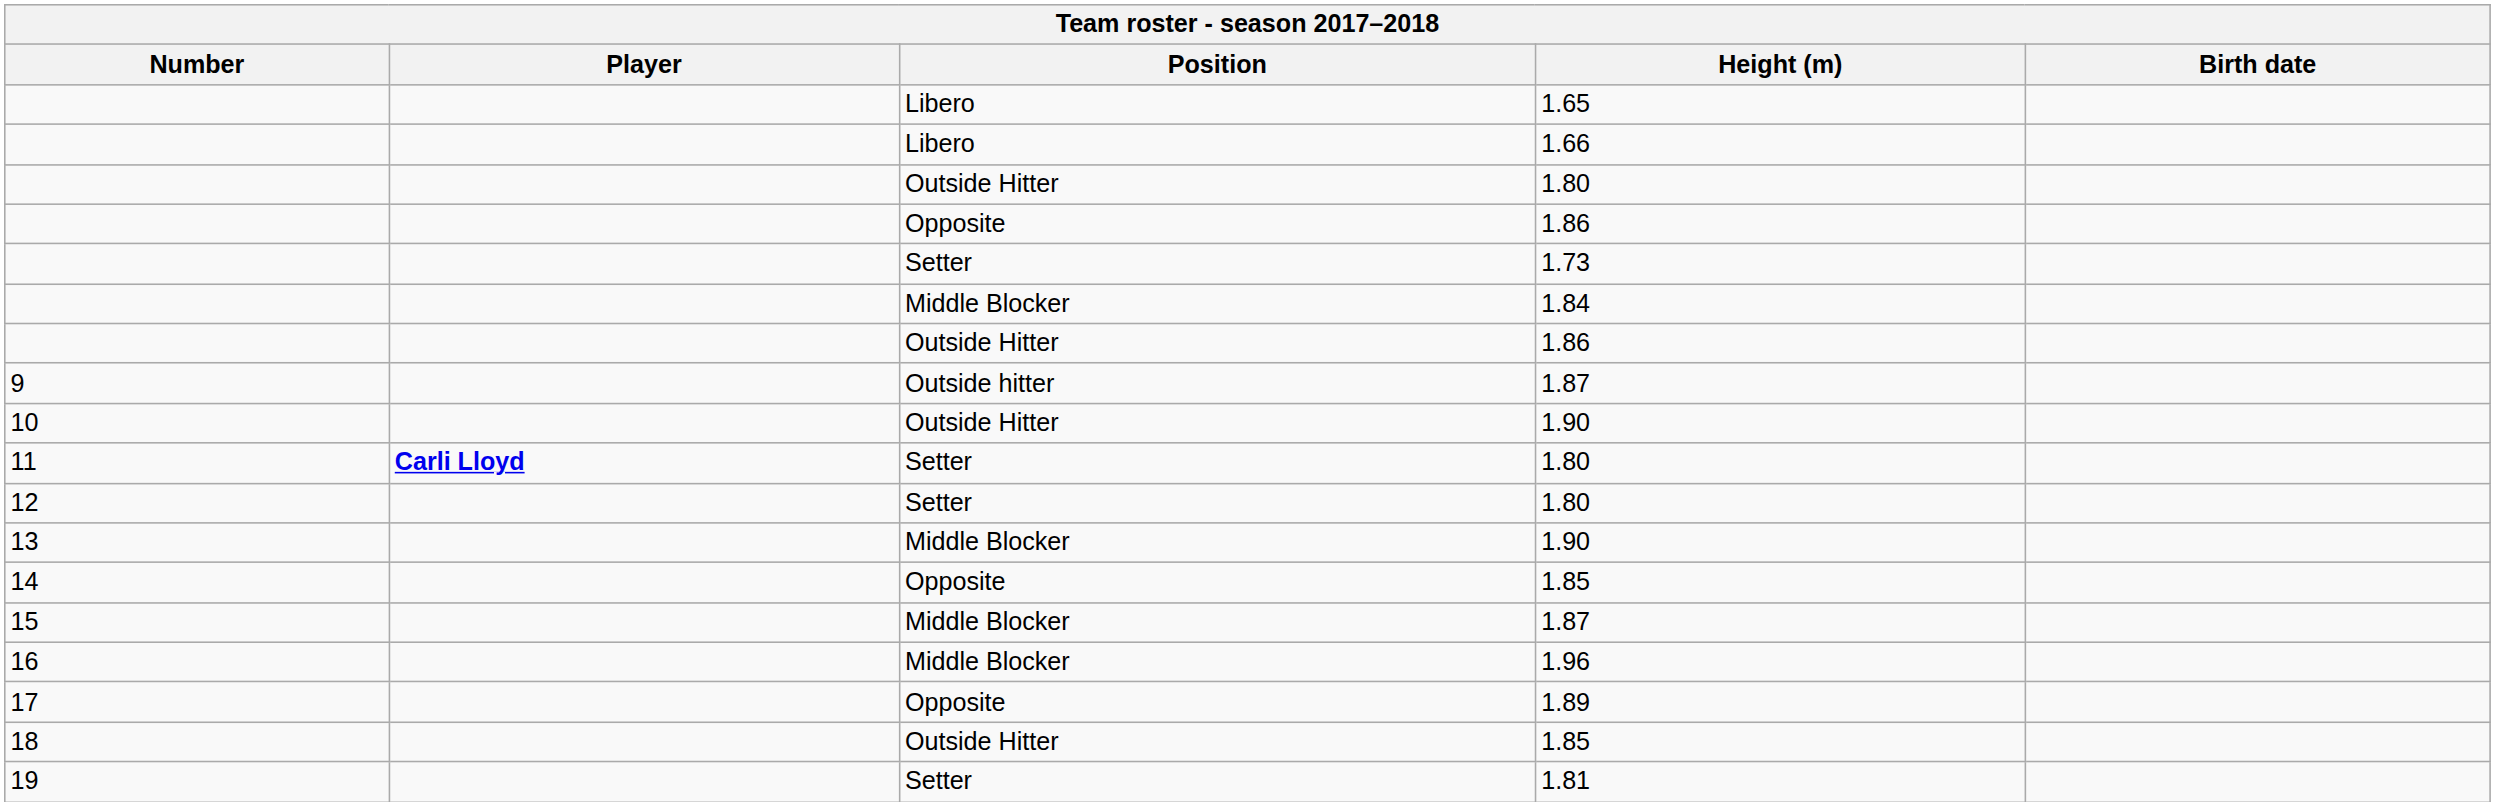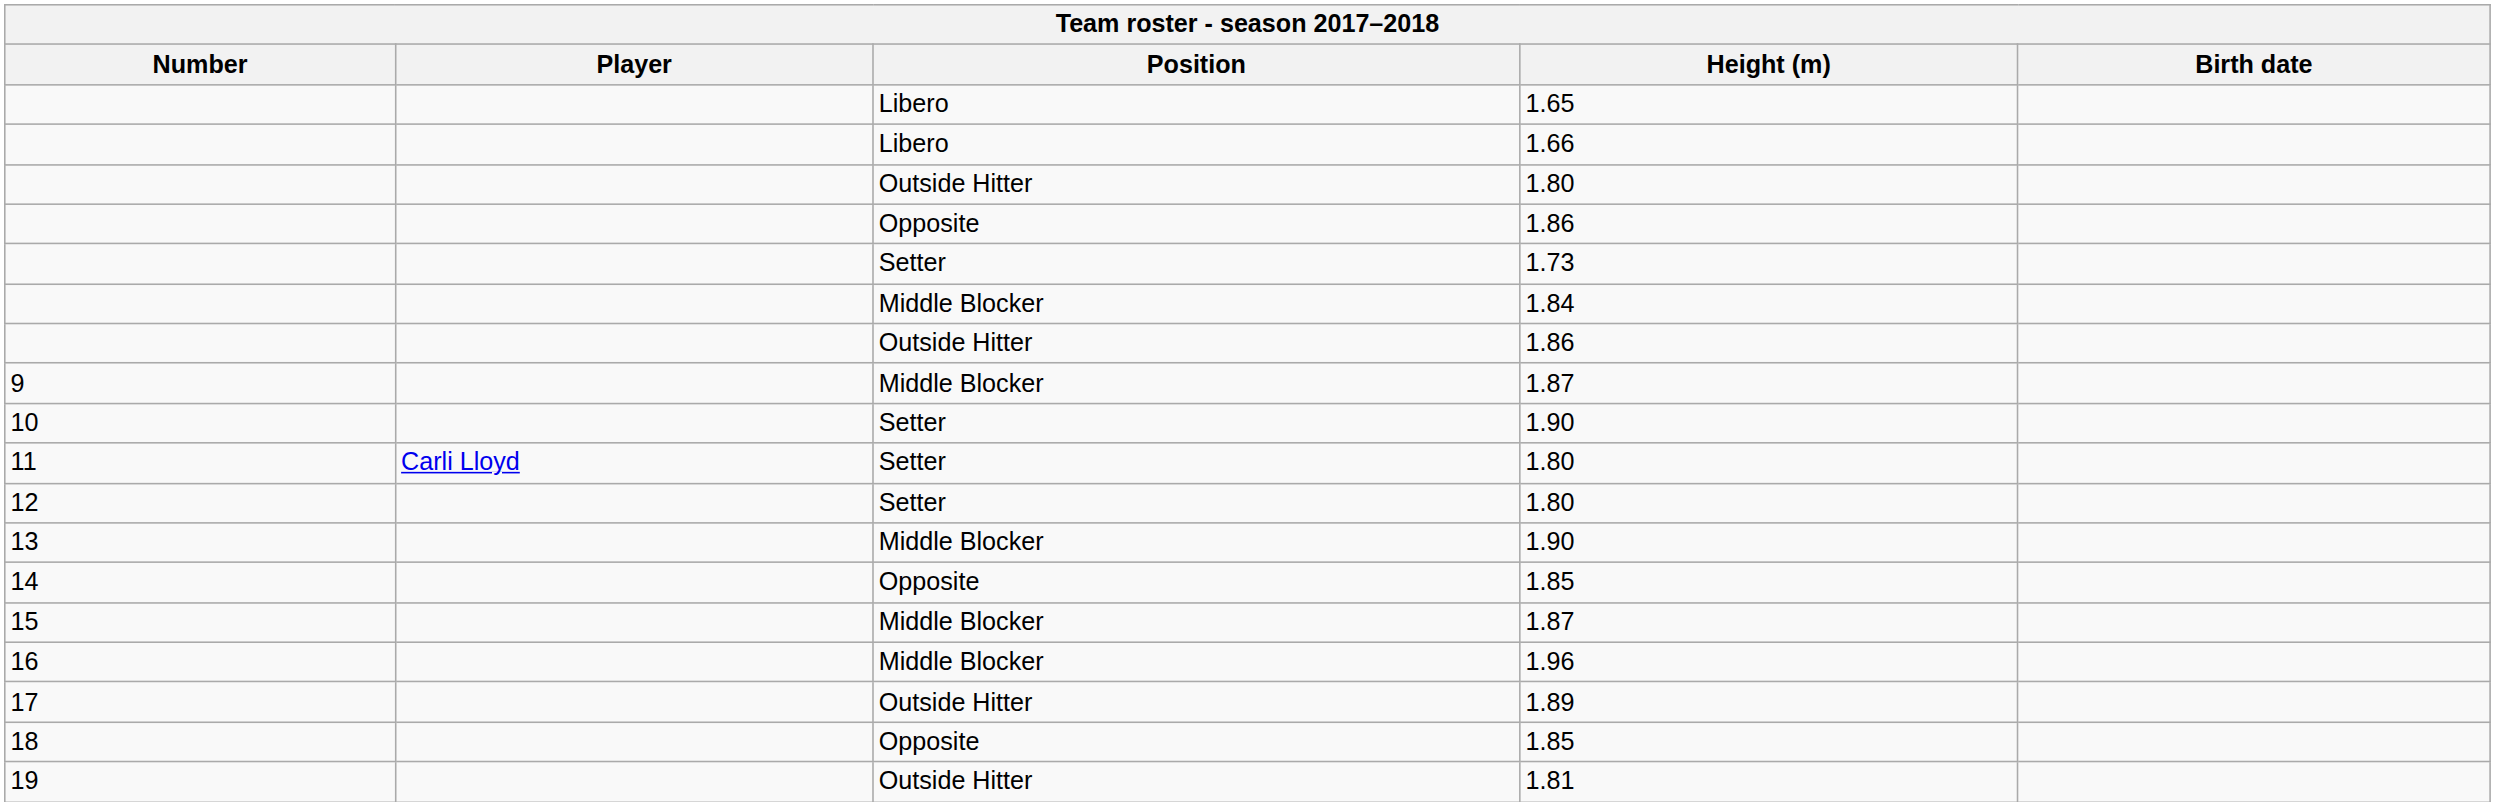(980, 382) Outside hitter -> (961, 382) Middle Blocker
(982, 422) Outside Hitter -> (912, 422) Setter
(460, 462) bold -> (460, 462) normal
(955, 701) Opposite -> (956, 701) Outside Hitter
(982, 741) Outside Hitter -> (929, 741) Opposite
(938, 781) Setter -> (956, 781) Outside Hitter
